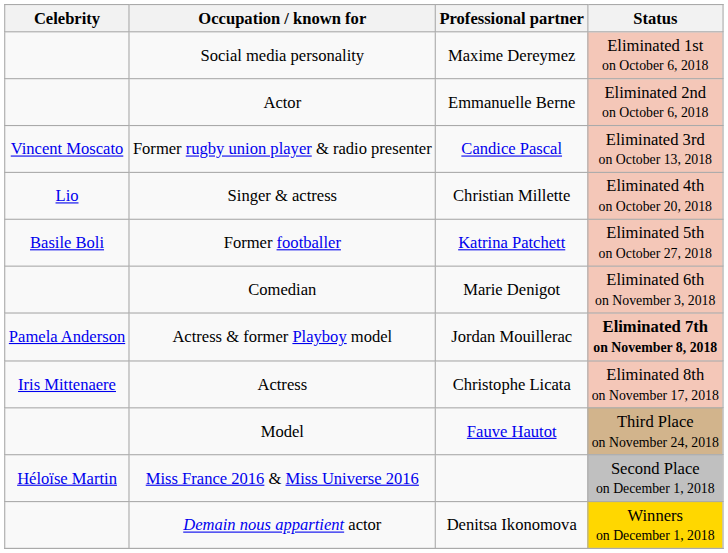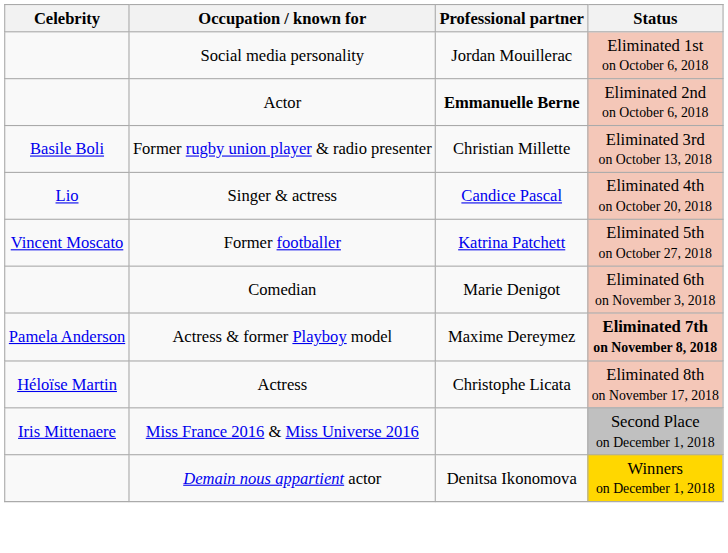(512, 55) Maxime Dereymez -> (512, 55) Jordan Mouillerac
(512, 102) normal -> (512, 102) bold
(67, 149) Vincent Moscato -> (67, 149) Basile Boli
(512, 149) Candice Pascal -> (512, 149) Christian Millette
(512, 196) Christian Millette -> (512, 196) Candice Pascal
(67, 243) Basile Boli -> (67, 243) Vincent Moscato
(512, 336) Jordan Mouillerac -> (512, 336) Maxime Dereymez
(67, 383) Iris Mittenaere -> (67, 383) Héloïse Martin
- row: (282, 430)
(67, 477) Héloïse Martin -> (67, 430) Iris Mittenaere
